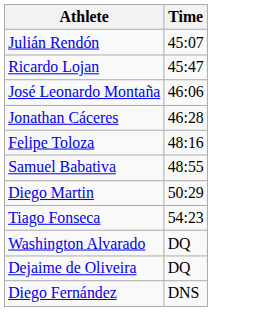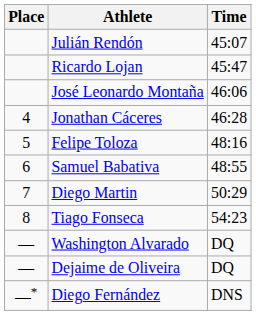+ column: (26, 17)
